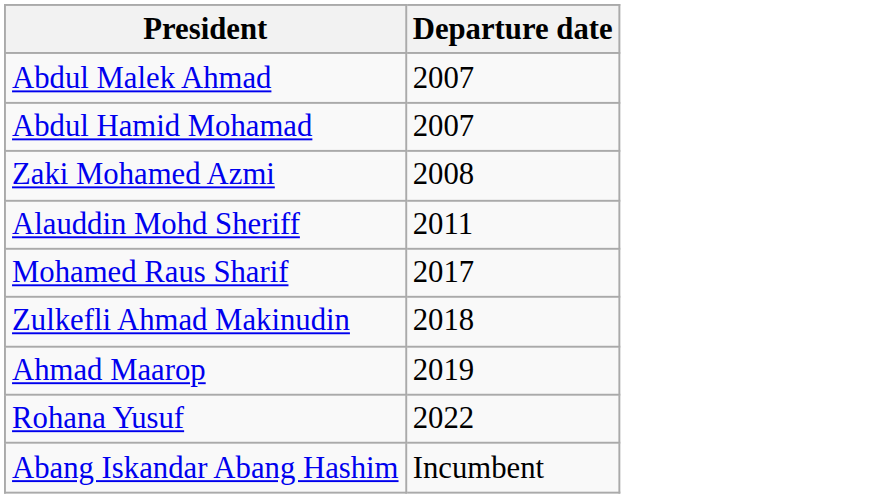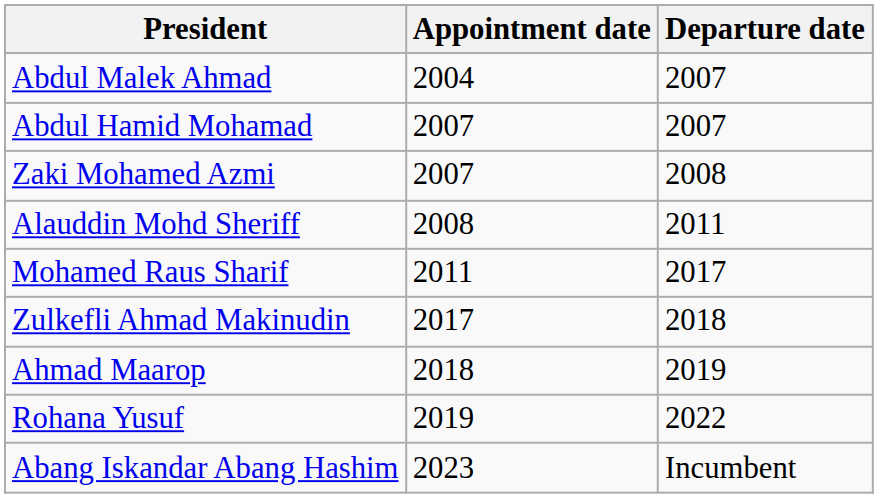+ column: (532, 28)
